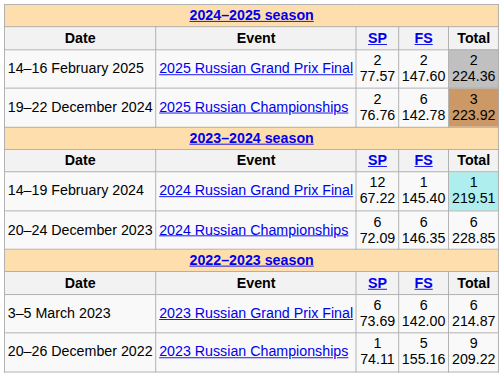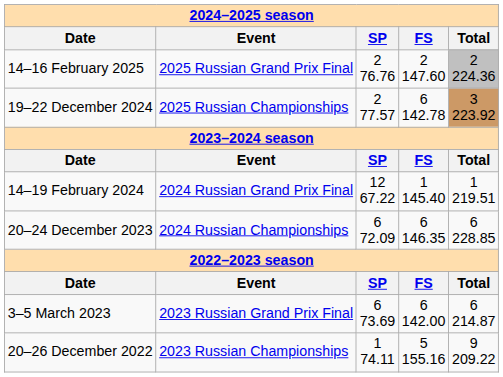(377, 68) 2 77.57 -> (377, 68) 2 76.76
(377, 107) 2 76.76 -> (377, 107) 2 77.57
(474, 191) paleturquoise background -> (474, 191) no background
